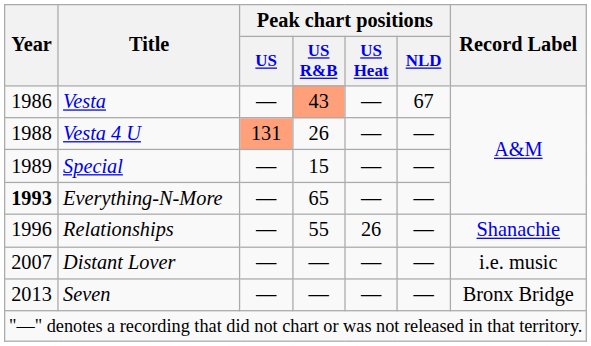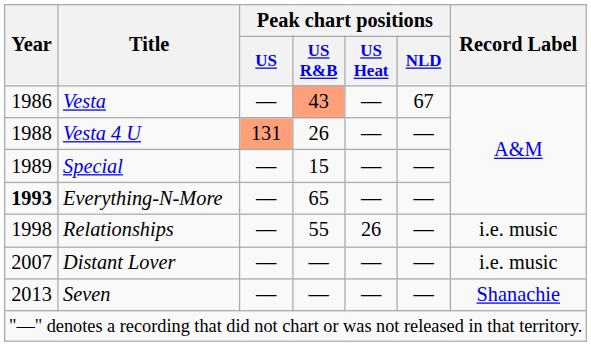(32, 230) 1996 -> (32, 230) 1998
(518, 230) Shanachie -> (518, 230) i.e. music
(518, 294) Bronx Bridge -> (518, 294) Shanachie
